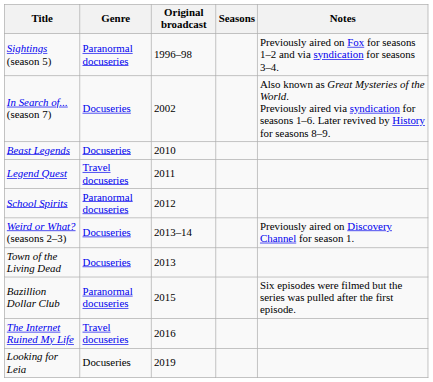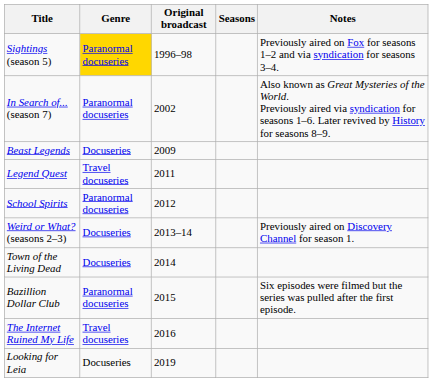(108, 54) no background -> (108, 54) gold background
(107, 108) Docuseries -> (108, 108) Paranormal docuseries
(165, 150) 2010 -> (165, 150) 2009
(165, 262) 2013 -> (165, 262) 2014
